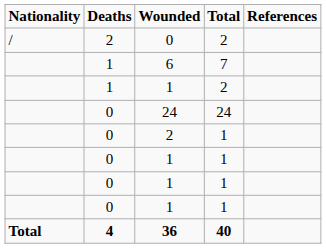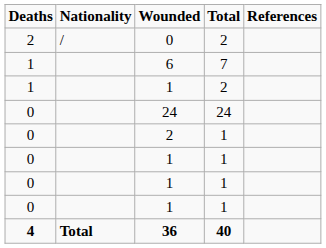columns swapped: (44, 16) <-> (109, 16)
